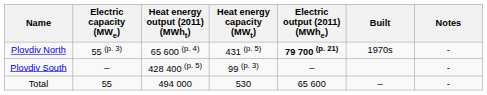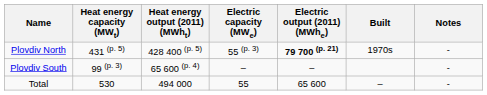columns swapped: (243, 23) <-> (107, 23)
(175, 51) 65 600 (p. 4) -> (175, 51) 428 400 (p. 5)
(175, 68) 428 400 (p. 5) -> (175, 68) 65 600 (p. 4)
